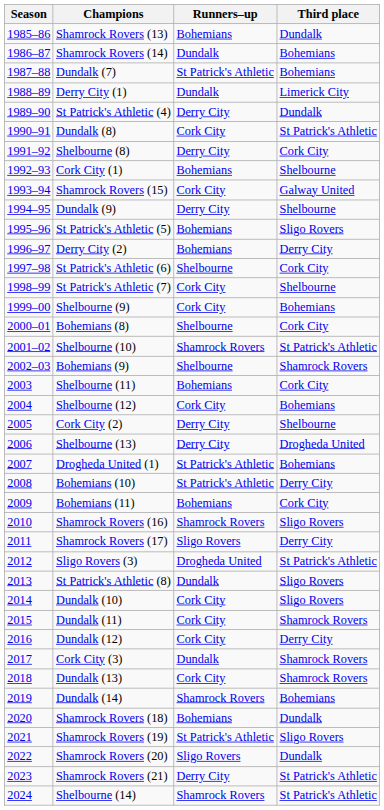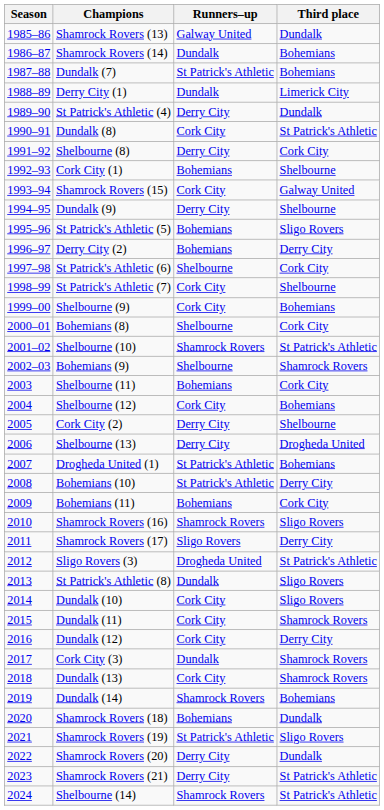(204, 33) Bohemians -> (214, 33) Galway United
(209, 756) Sligo Rovers -> (203, 756) Derry City
